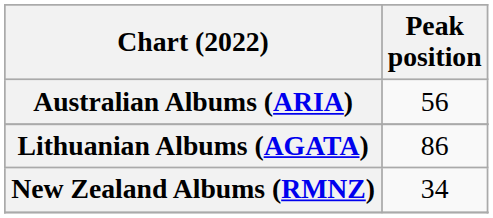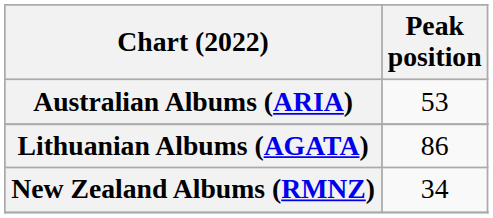(435, 101) 56 -> (435, 101) 53
